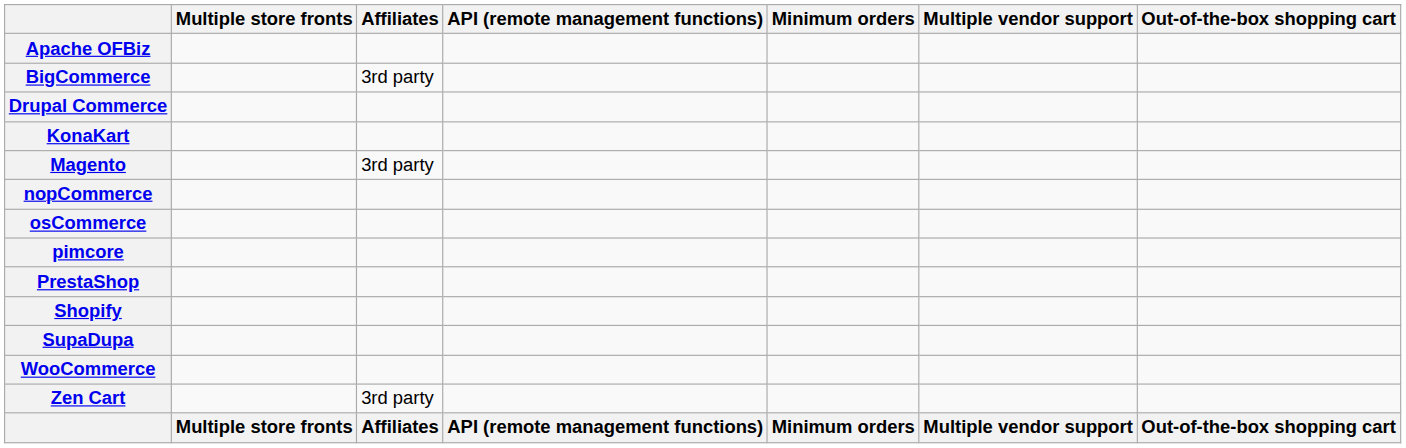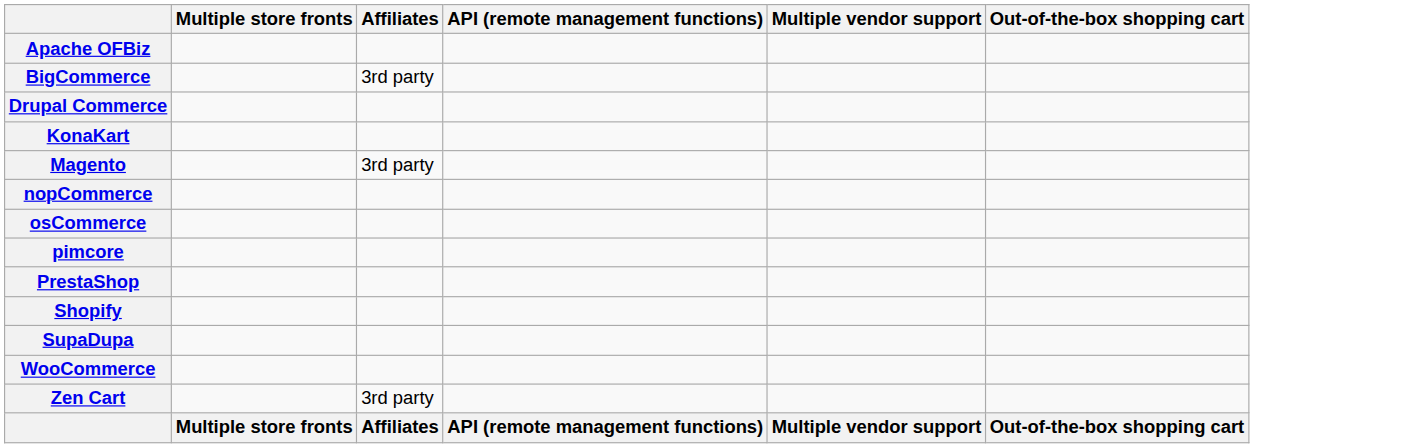- column: (843, 19)
